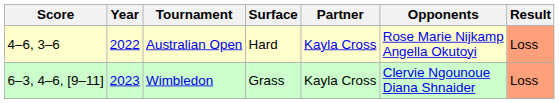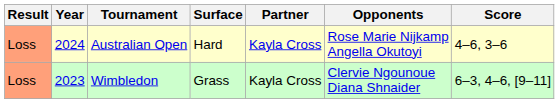columns swapped: (530, 15) <-> (56, 15)
(125, 44) 2022 -> (70, 44) 2024
